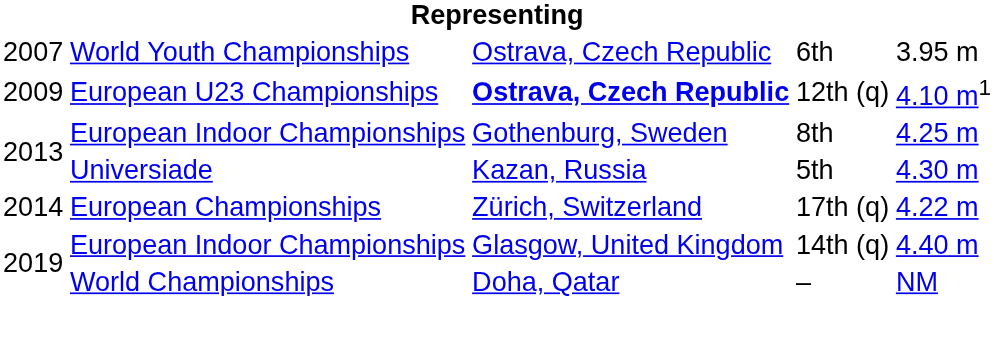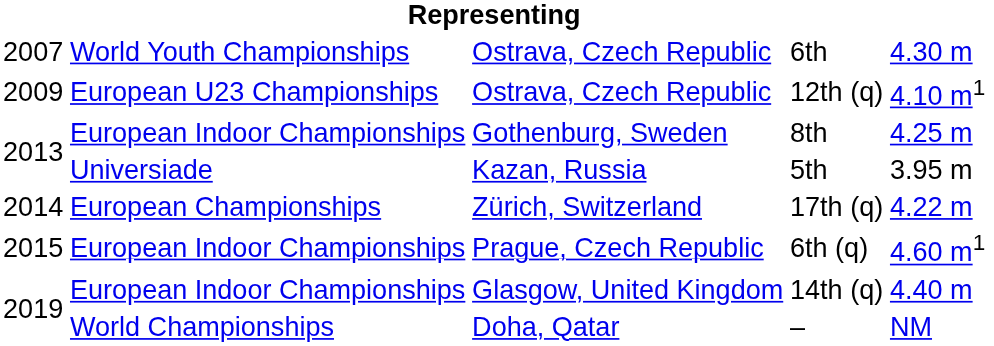(937, 52) 3.95 m -> (931, 52) 4.30 m
(631, 92) bold -> (622, 92) normal
(937, 170) 4.30 m -> (931, 170) 3.95 m
+ row: (829, 248)
